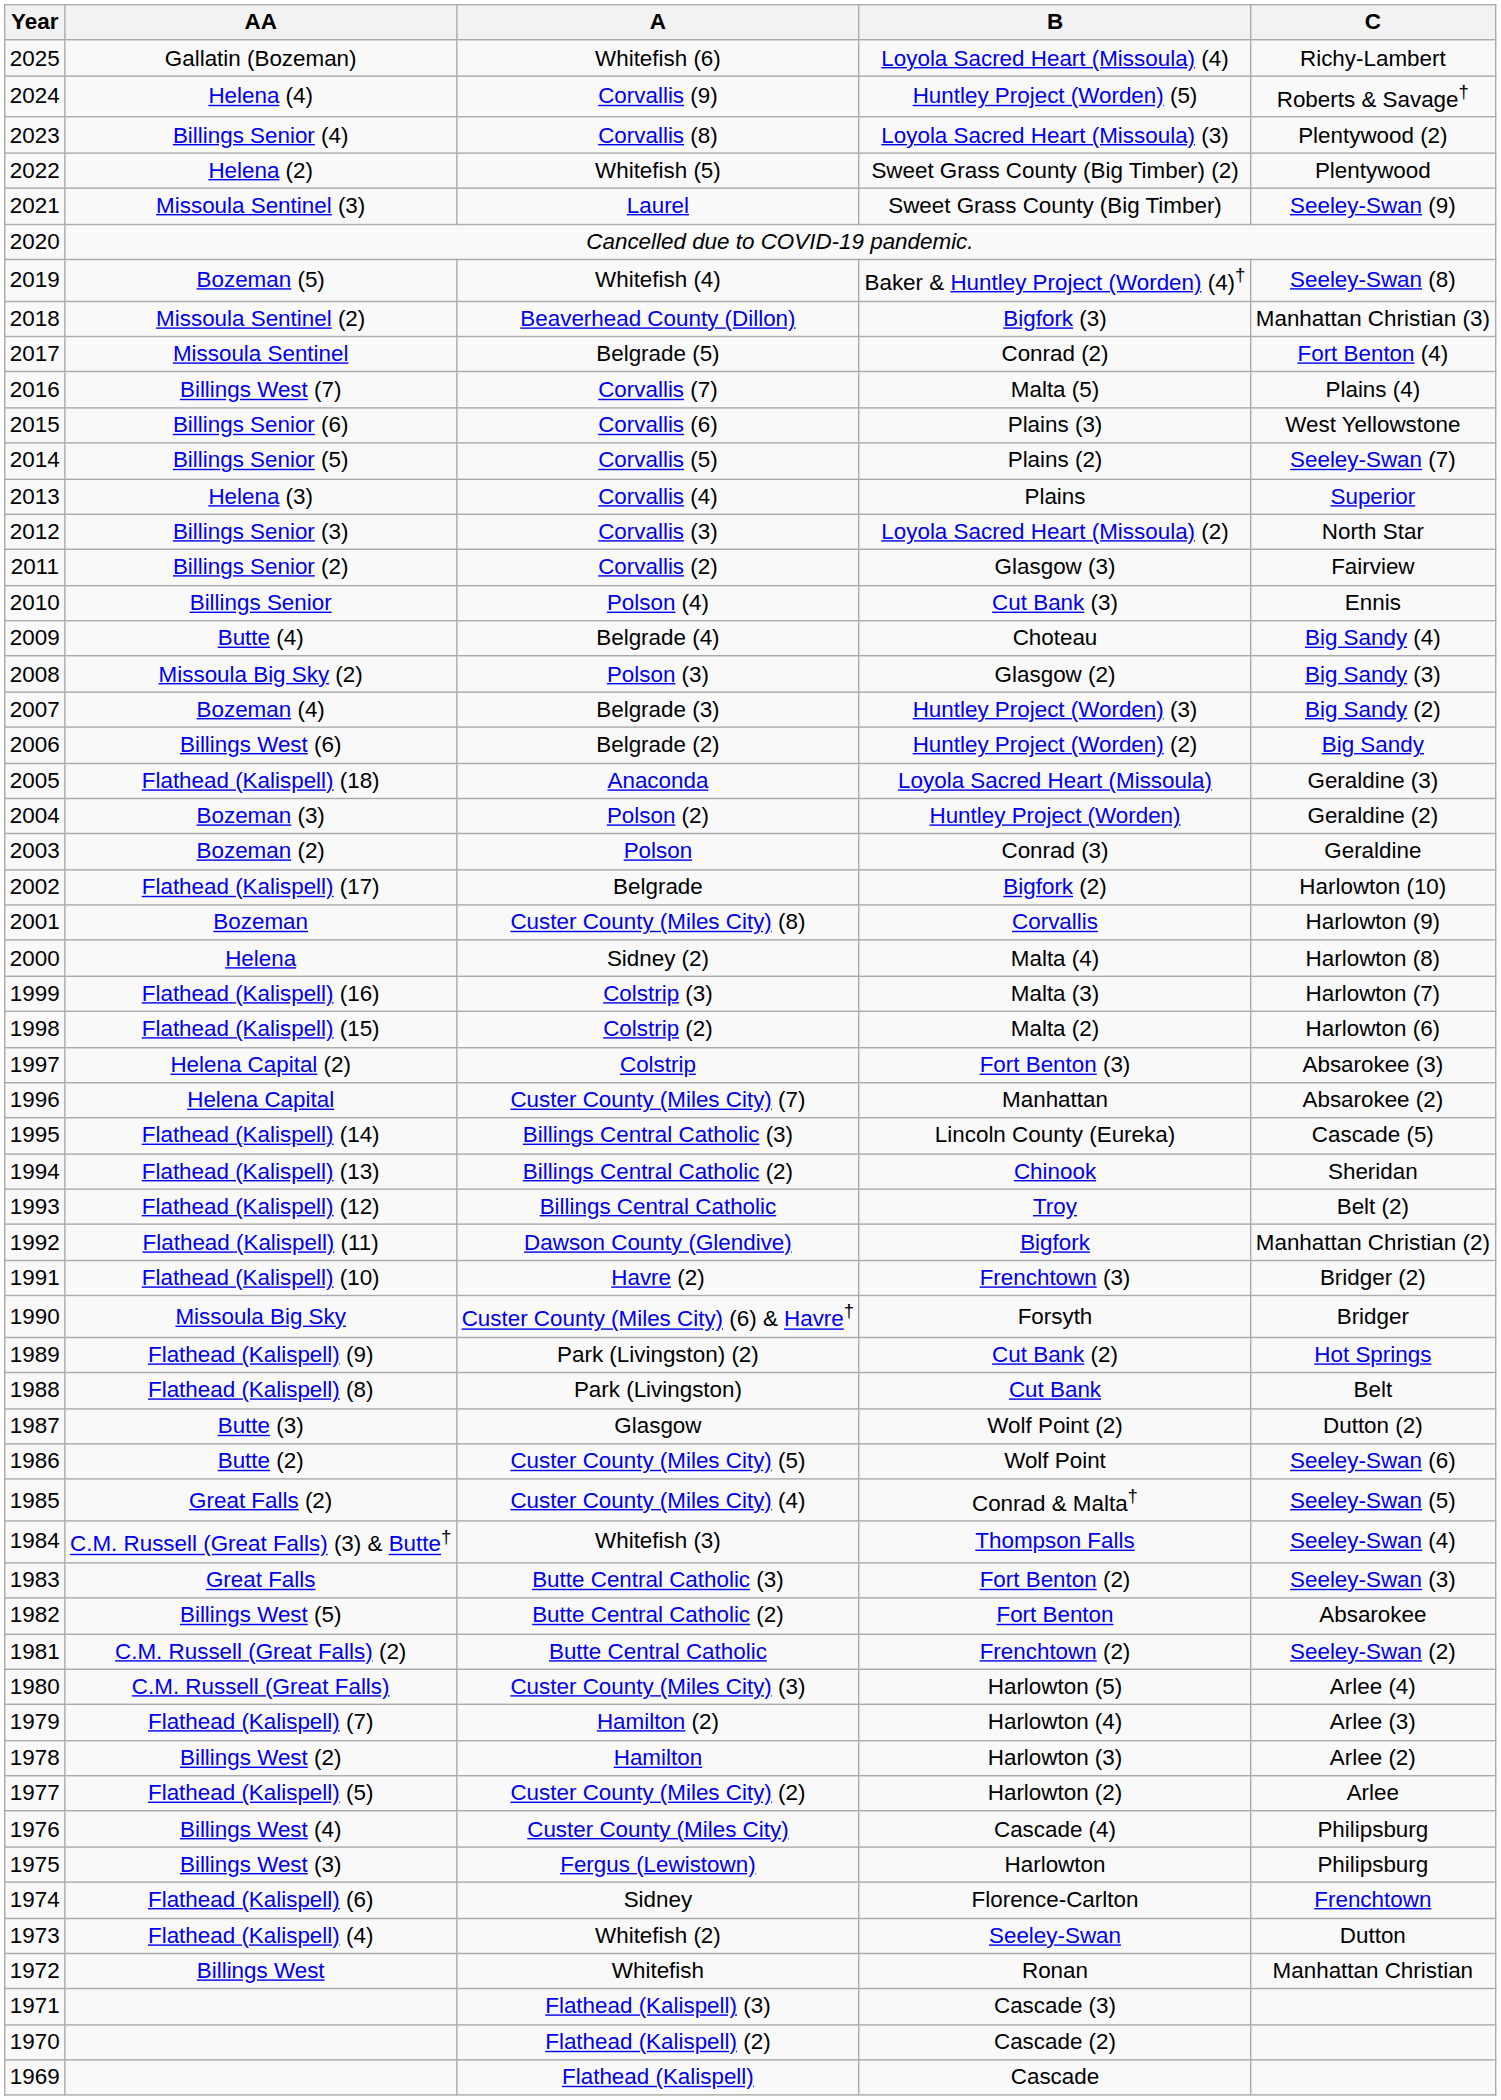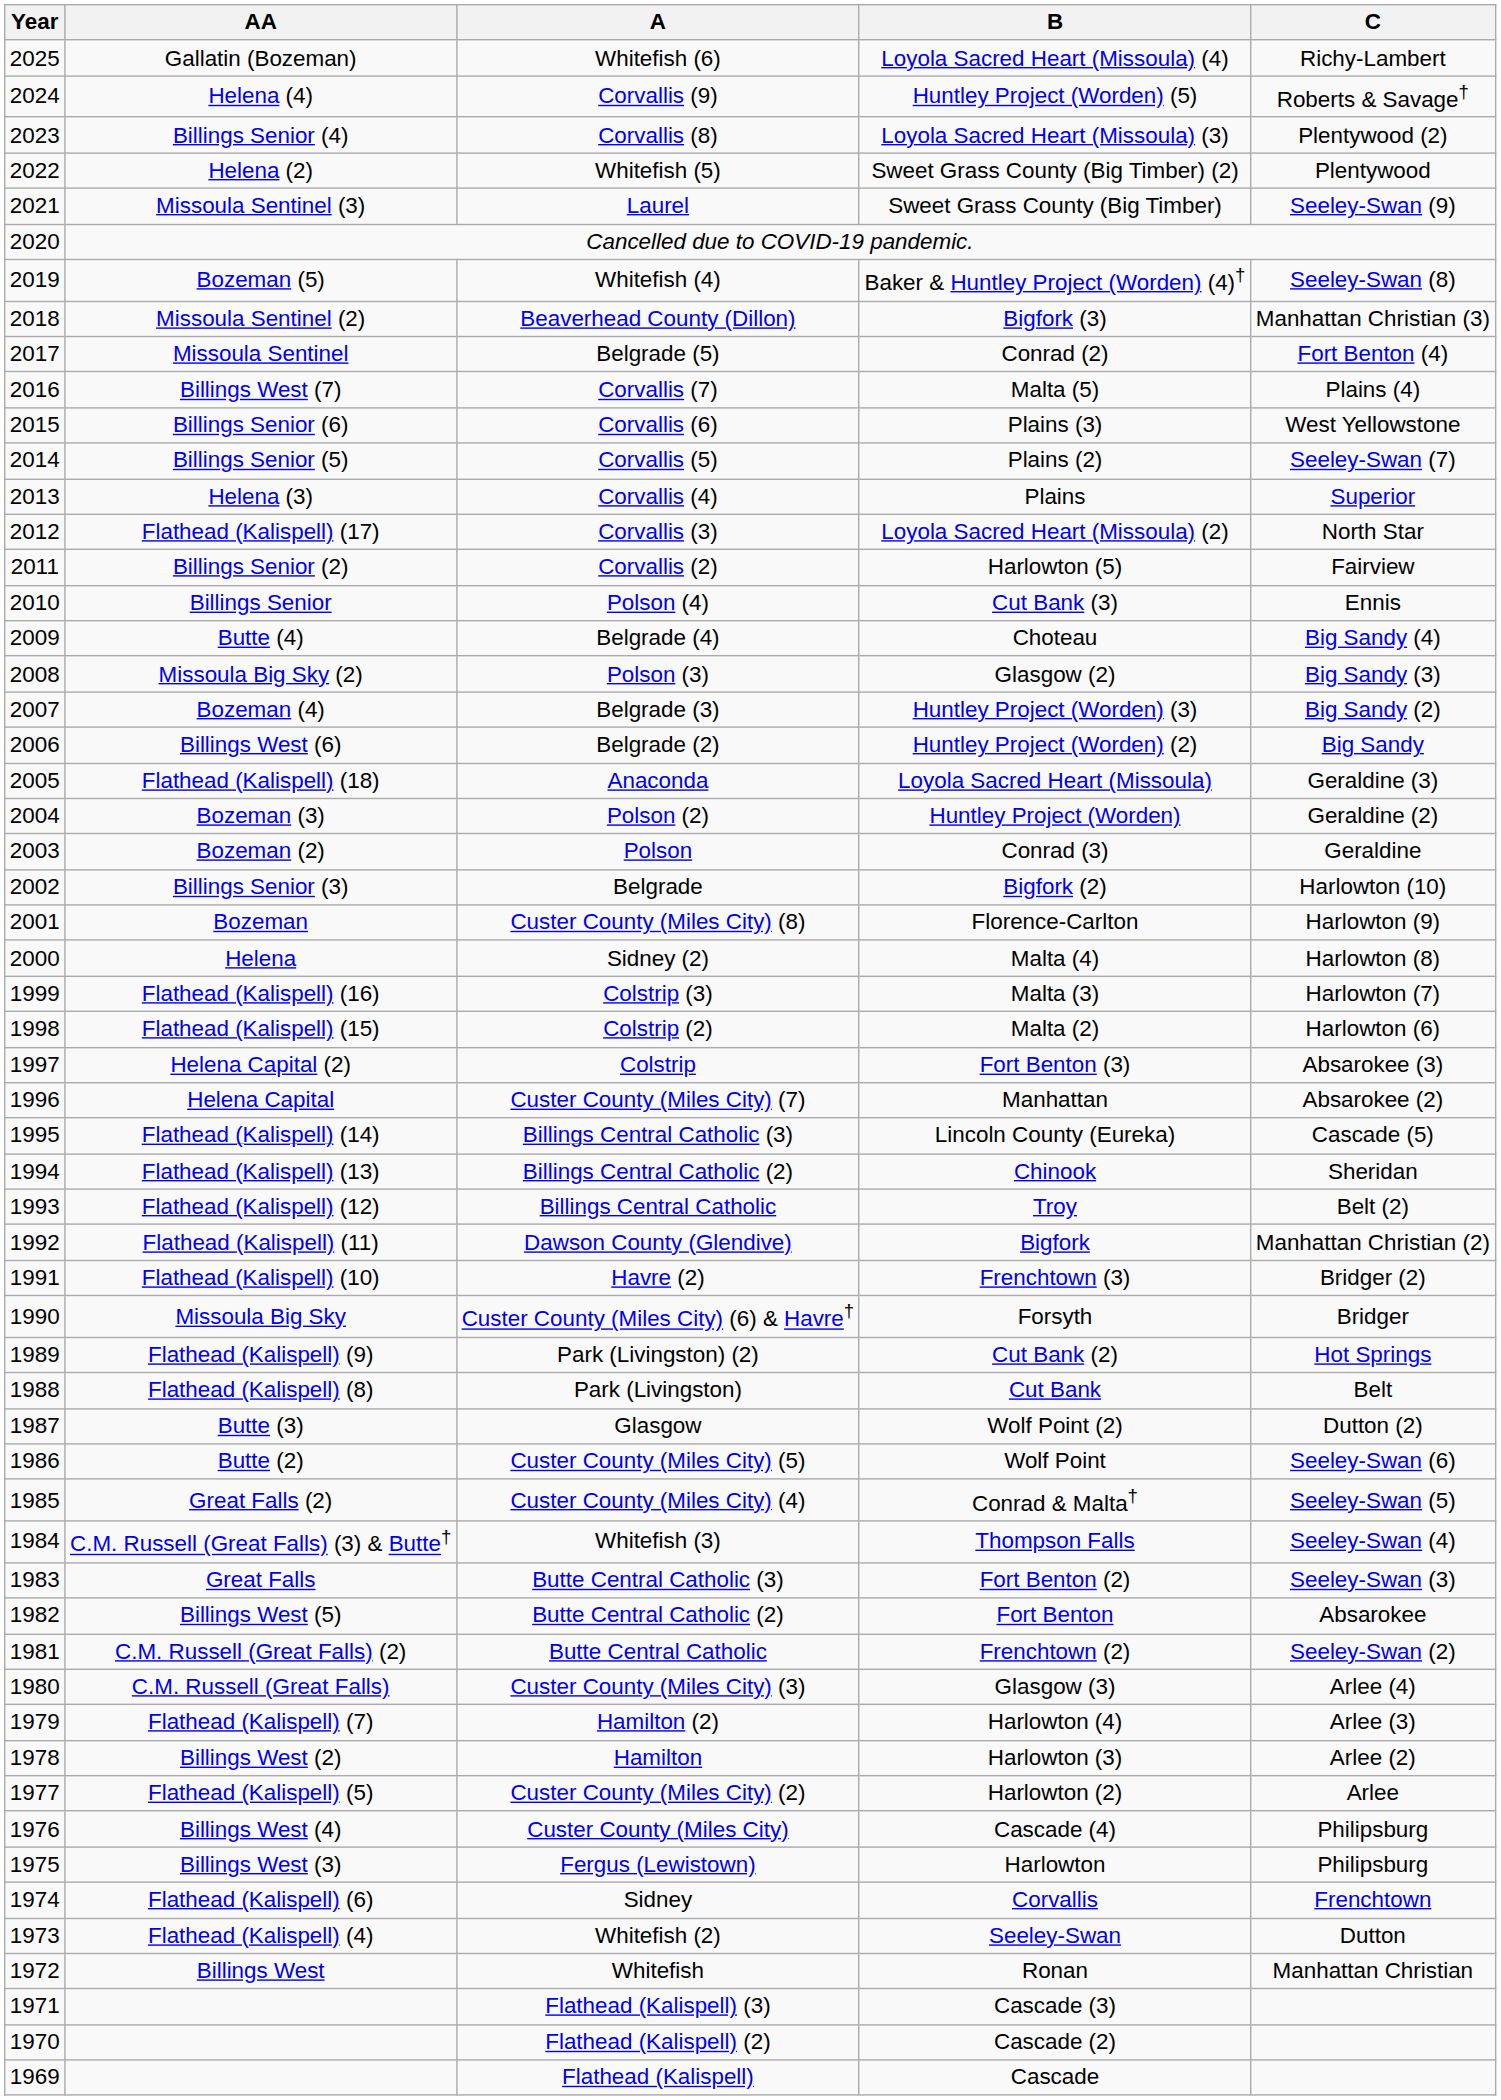(261, 531) Billings Senior (3) -> (261, 531) Flathead (Kalispell) (17)
(1055, 567) Glasgow (3) -> (1055, 567) Harlowton (5)
(261, 886) Flathead (Kalispell) (17) -> (261, 886) Billings Senior (3)
(1055, 922) Corvallis -> (1055, 922) Florence-Carlton
(1055, 1686) Harlowton (5) -> (1055, 1686) Glasgow (3)
(1055, 1899) Florence-Carlton -> (1055, 1899) Corvallis
